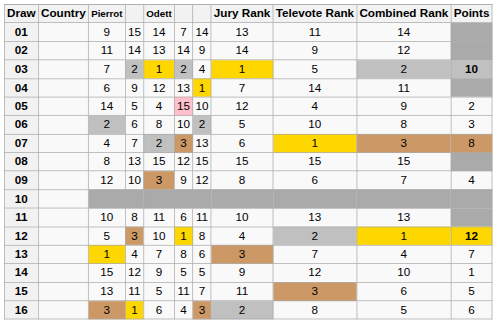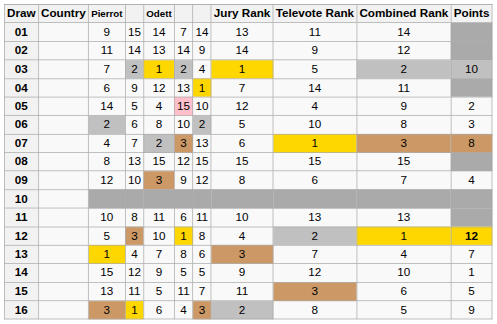(472, 69) bold -> (472, 69) normal
(472, 310) 6 -> (472, 310) 9
